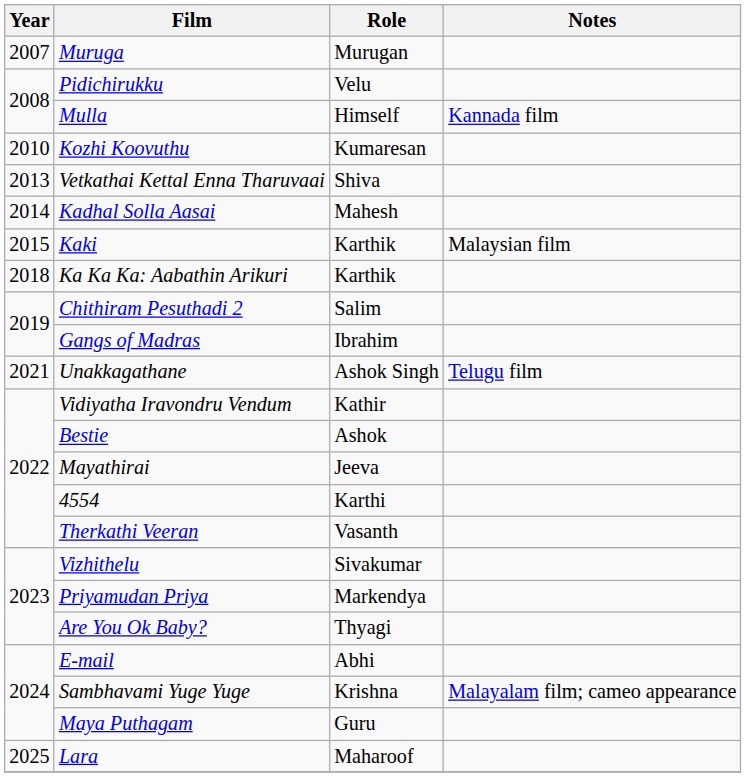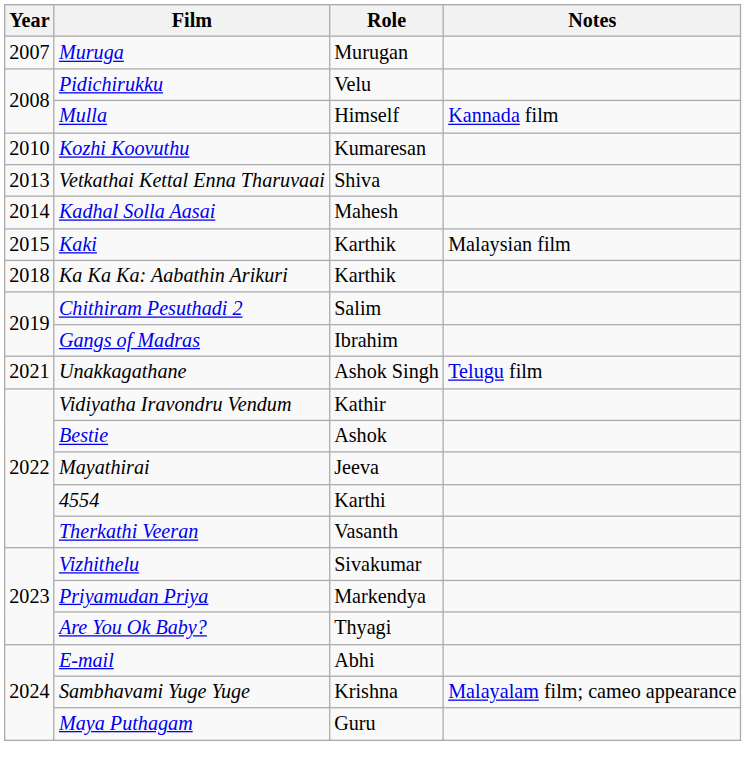- row: (78, 755)
